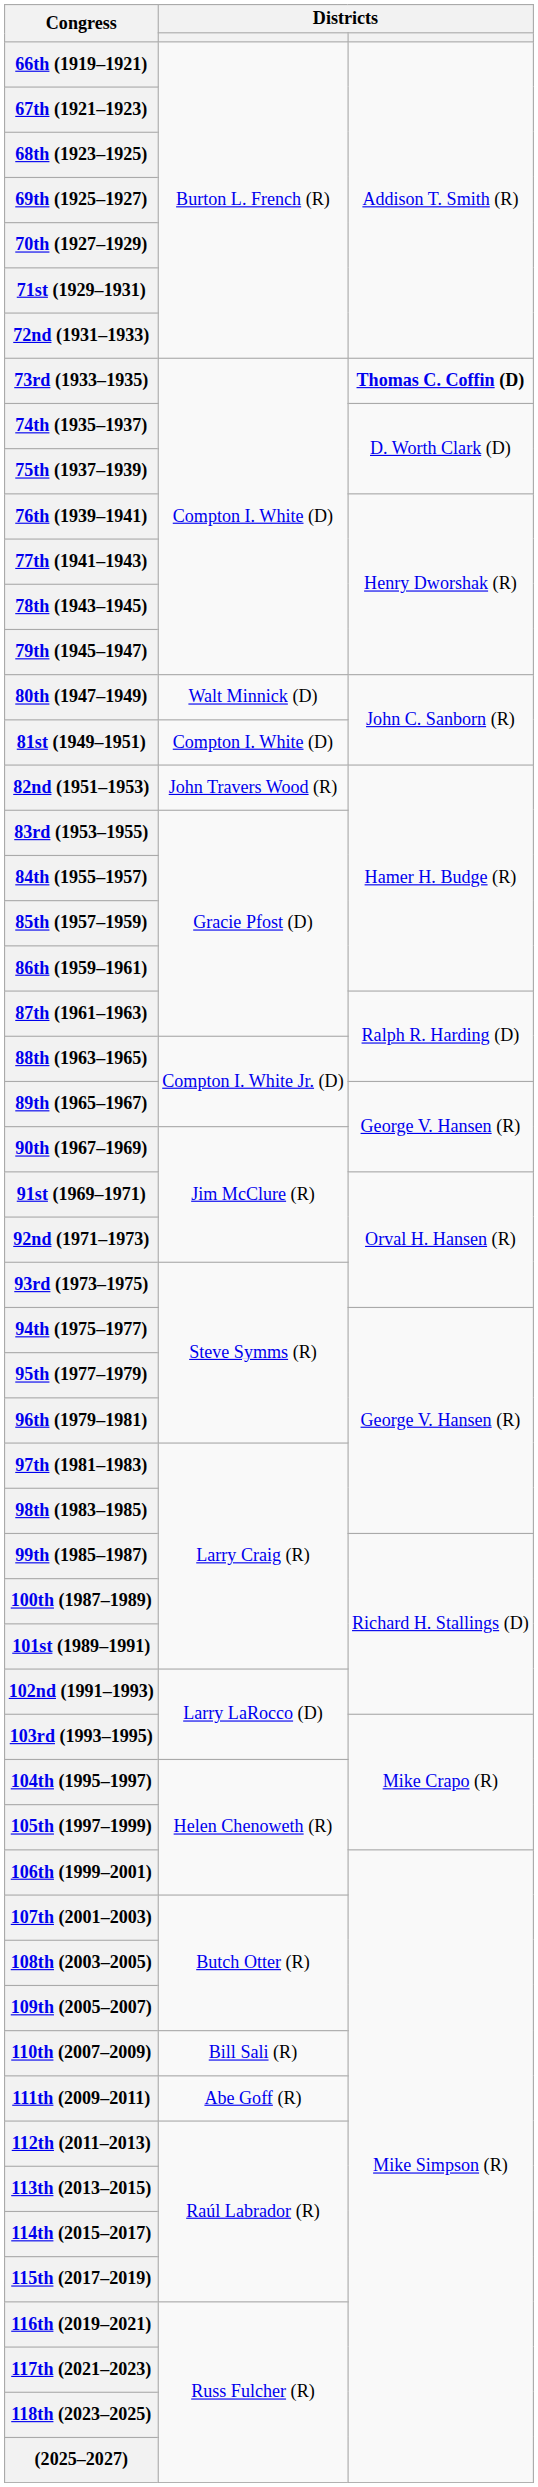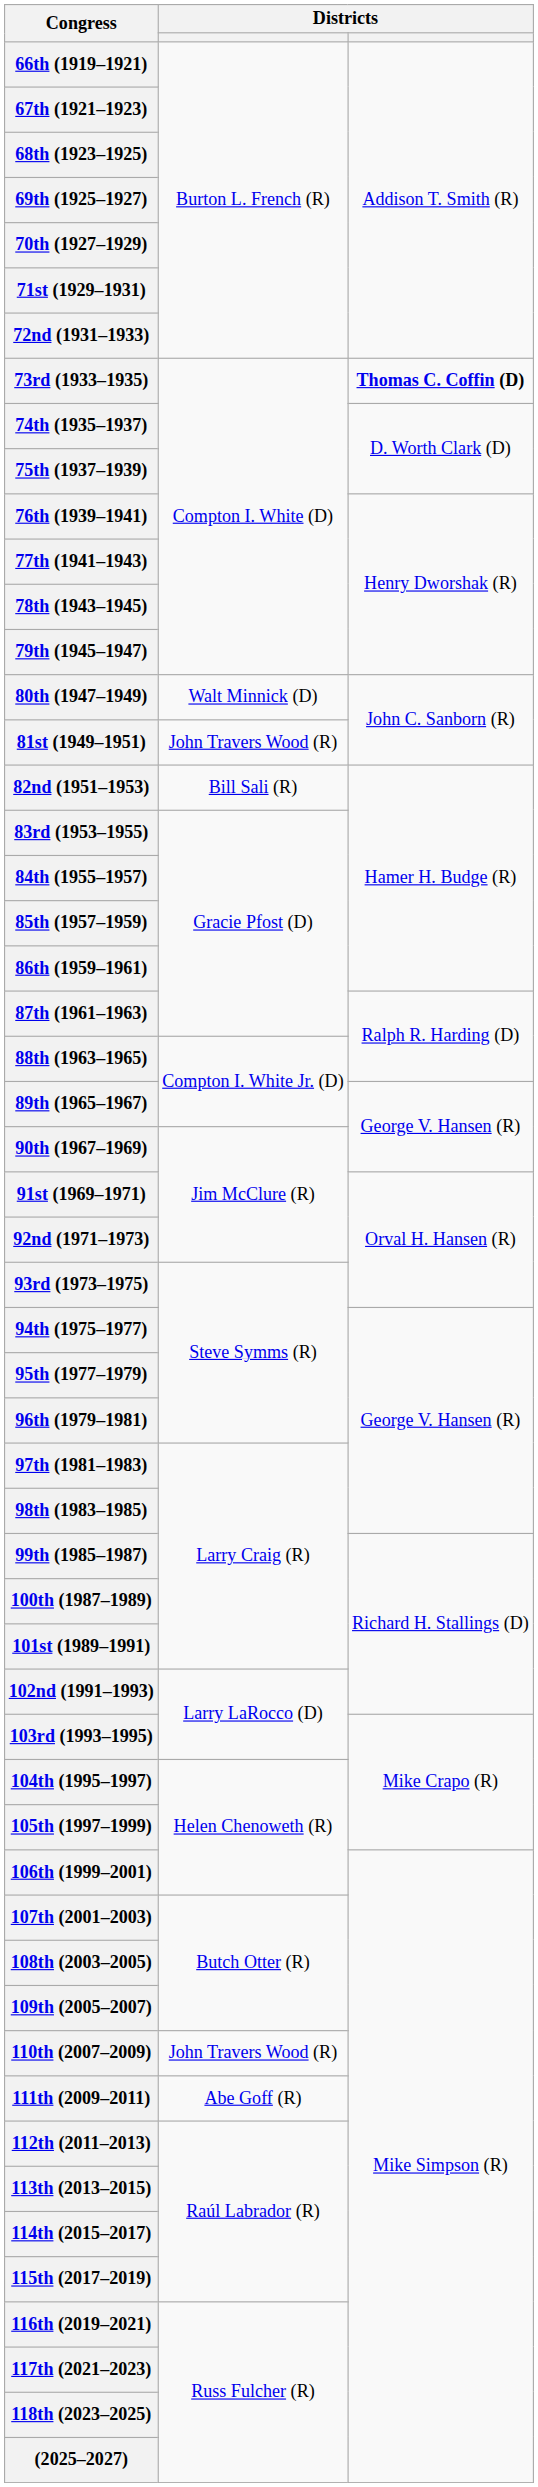(253, 742) Compton I. White (D) -> (253, 742) John Travers Wood (R)
(253, 787) John Travers Wood (R) -> (253, 787) Bill Sali (R)
(253, 2052) Bill Sali (R) -> (253, 2052) John Travers Wood (R)
